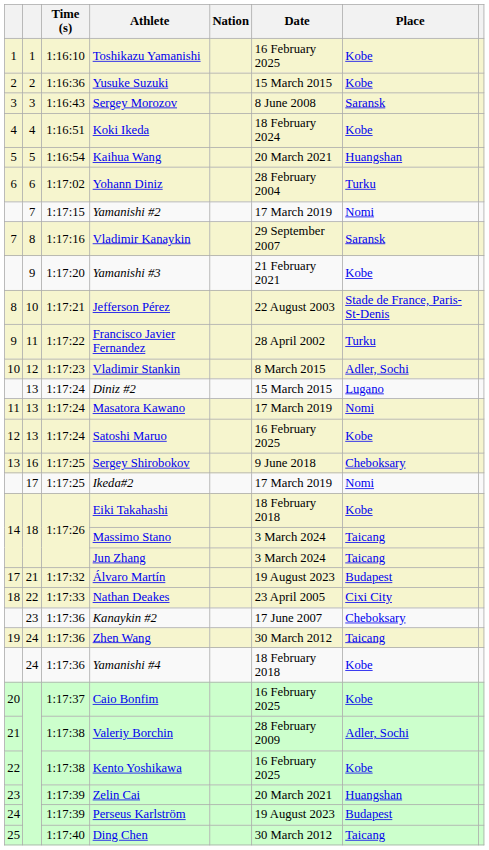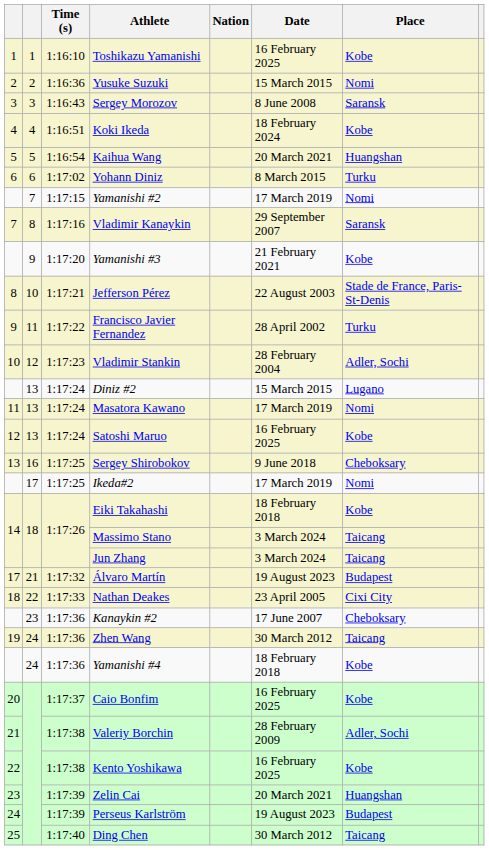(359, 83) Kobe -> (360, 83) Nomi
(285, 184) 28 February 2004 -> (290, 177) 8 March 2015
(290, 368) 8 March 2015 -> (285, 361) 28 February 2004
